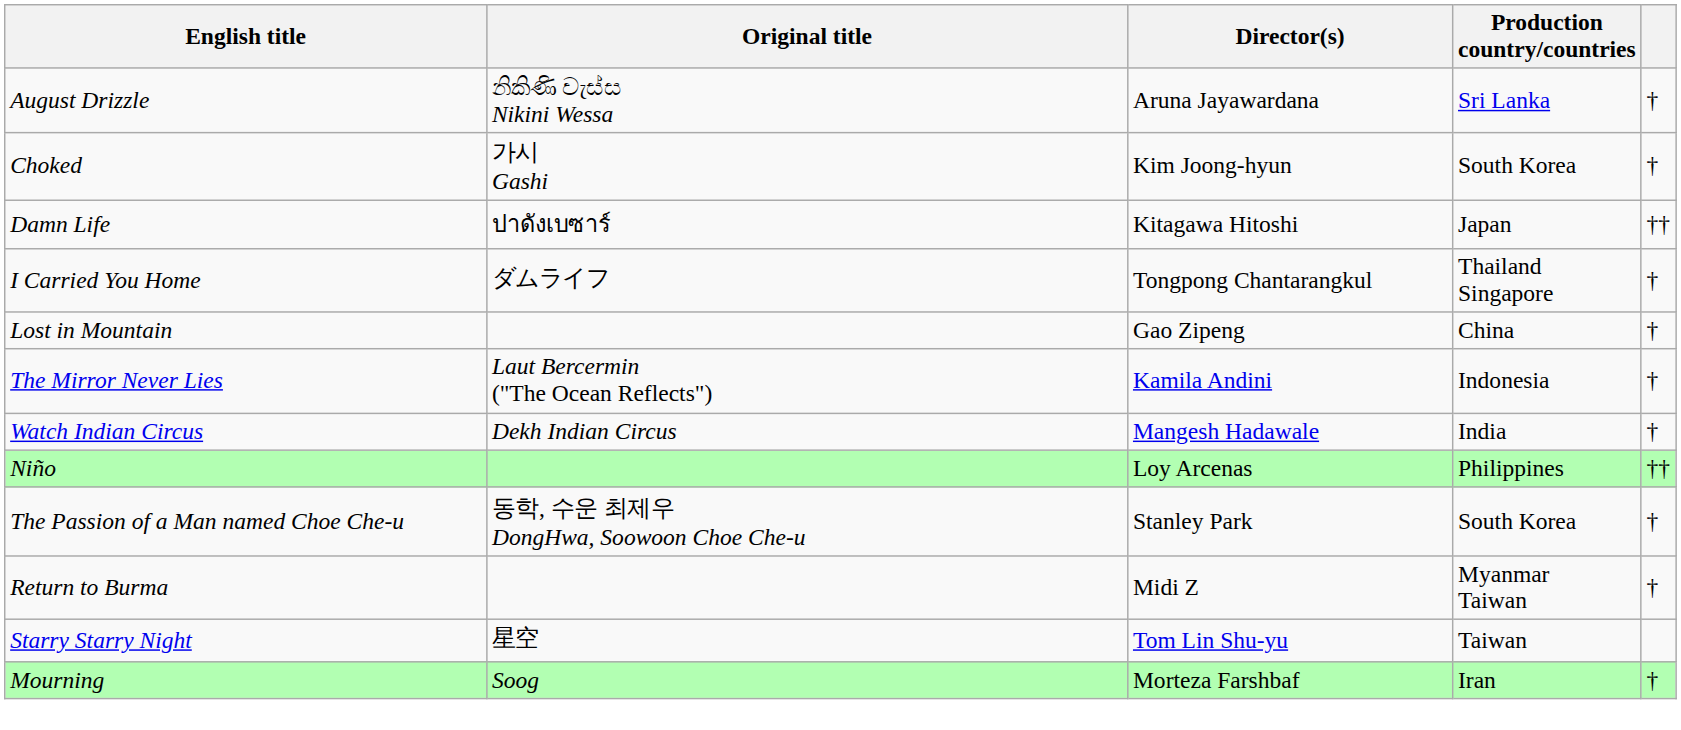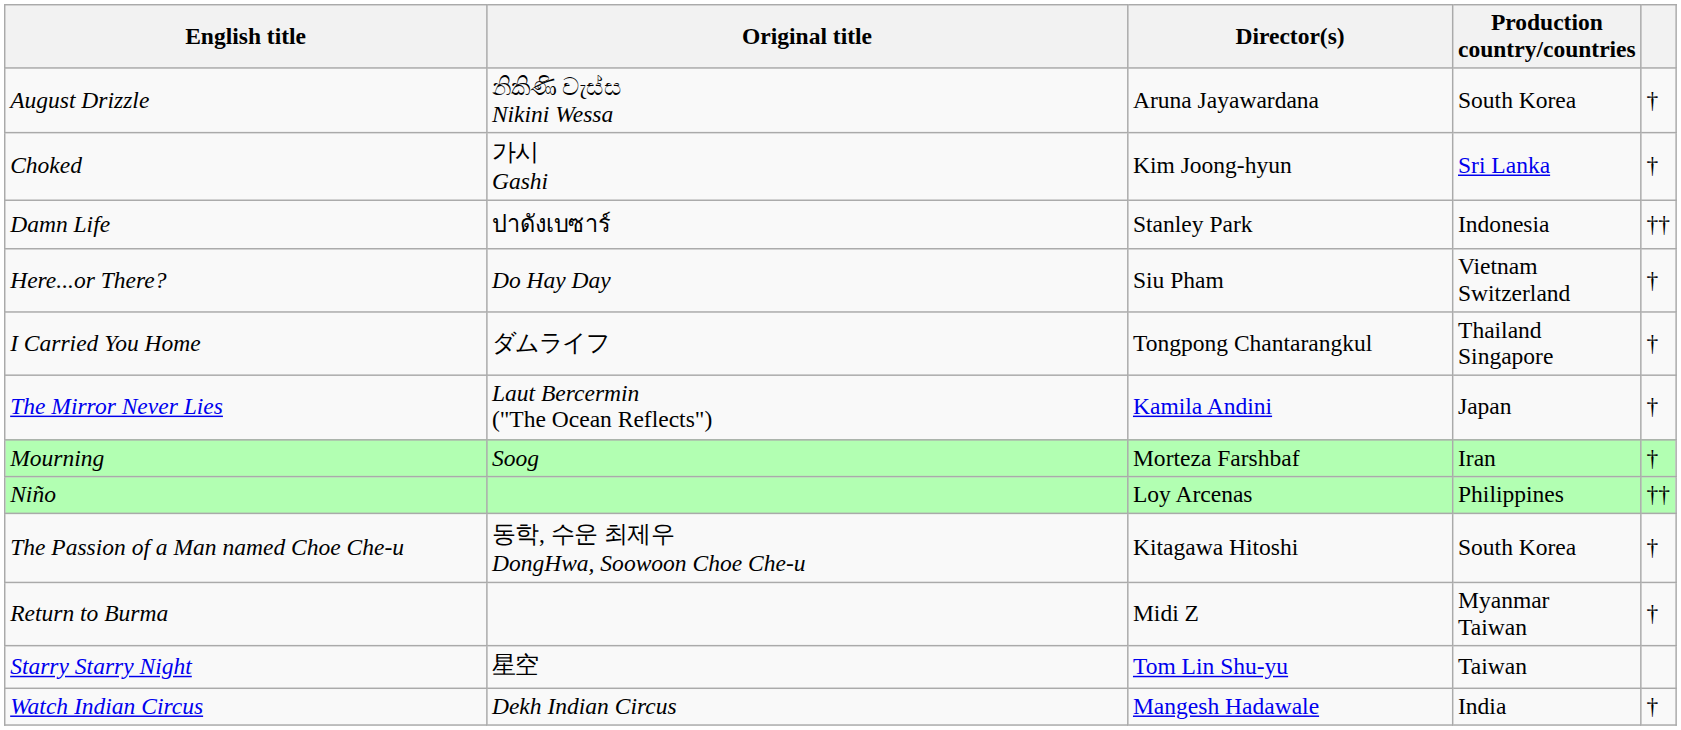(1504, 100) Sri Lanka -> (1517, 100) South Korea
(1517, 166) South Korea -> (1504, 166) Sri Lanka
(1216, 223) Kitagawa Hitoshi -> (1193, 223) Stanley Park
(1485, 223) Japan -> (1504, 223) Indonesia
+ row: (88, 279)
- row: (91, 330)
(1504, 380) Indonesia -> (1485, 407) Japan
rows swapped: (57, 679) <-> (107, 431)
(1193, 521) Stanley Park -> (1216, 547) Kitagawa Hitoshi
